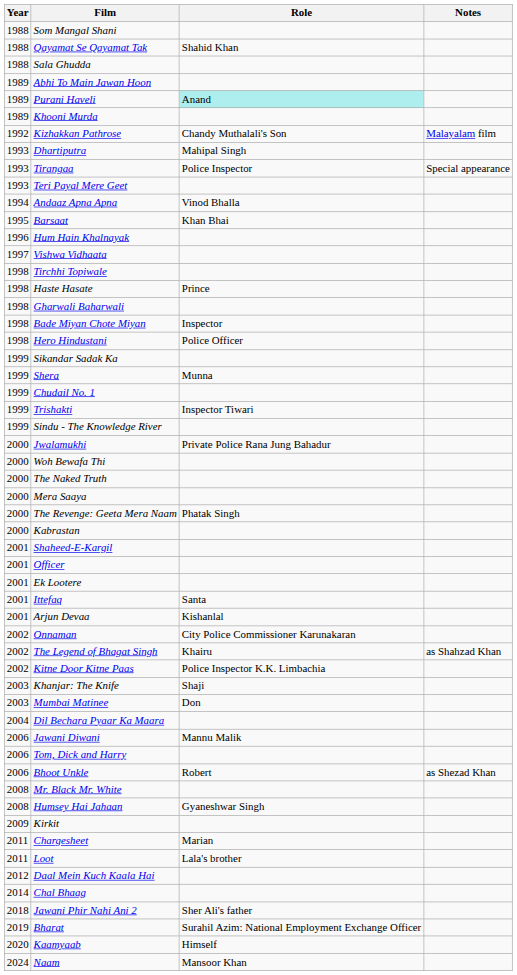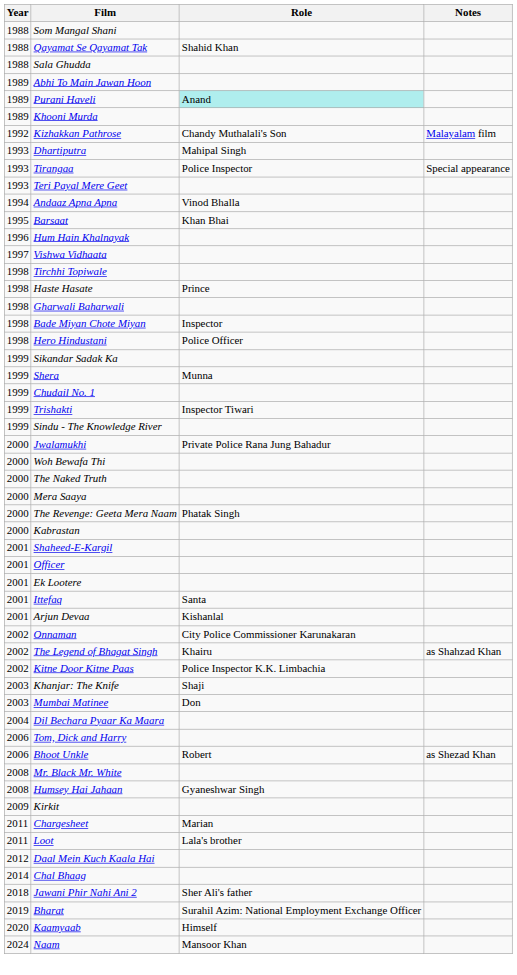- row: (67, 737)
